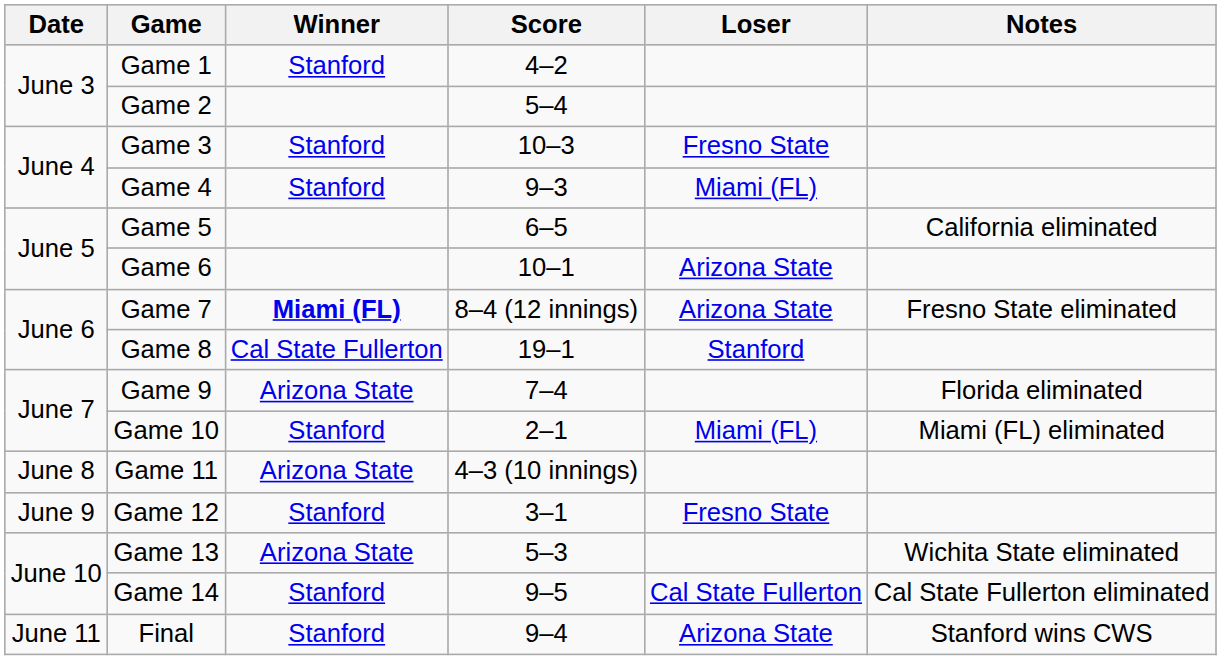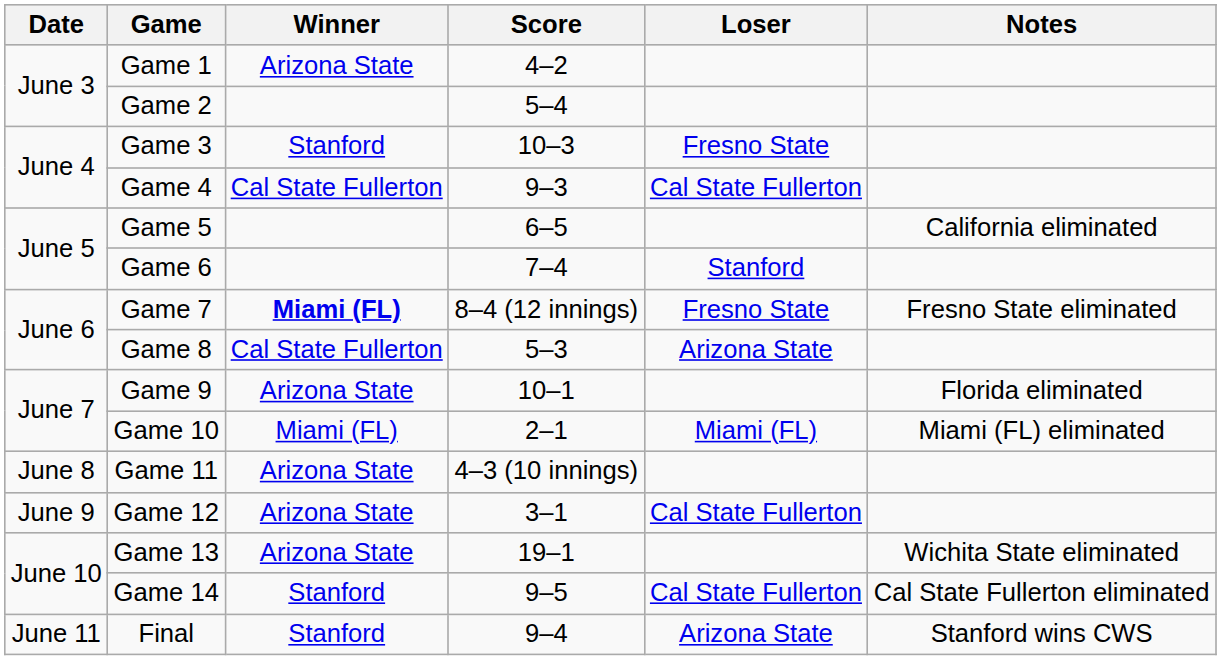(337, 65) Stanford -> (337, 65) Arizona State
(337, 187) Stanford -> (337, 187) Cal State Fullerton
(756, 187) Miami (FL) -> (756, 187) Cal State Fullerton
(546, 268) 10–1 -> (546, 268) 7–4
(756, 268) Arizona State -> (756, 268) Stanford
(756, 308) Arizona State -> (756, 308) Fresno State
(546, 349) 19–1 -> (546, 349) 5–3
(756, 349) Stanford -> (756, 349) Arizona State
(546, 390) 7–4 -> (546, 390) 10–1
(337, 430) Stanford -> (337, 430) Miami (FL)
(337, 512) Stanford -> (337, 512) Arizona State
(756, 512) Fresno State -> (756, 512) Cal State Fullerton
(546, 552) 5–3 -> (546, 552) 19–1
